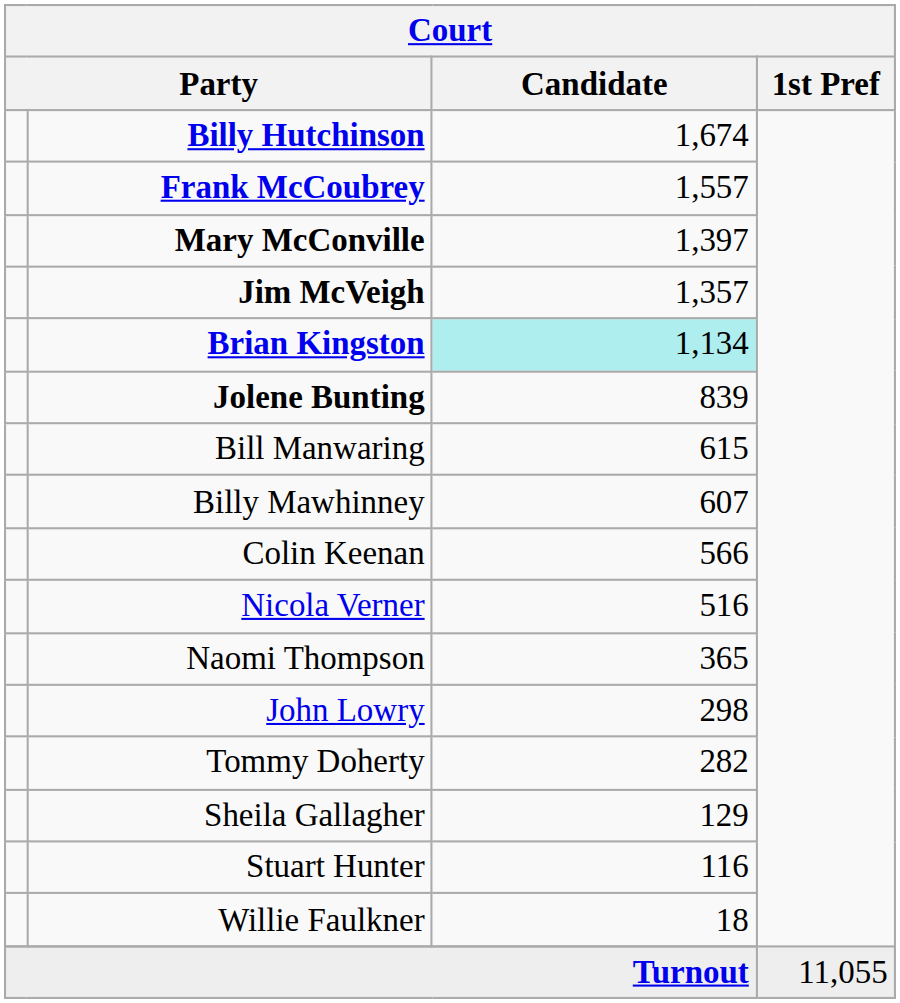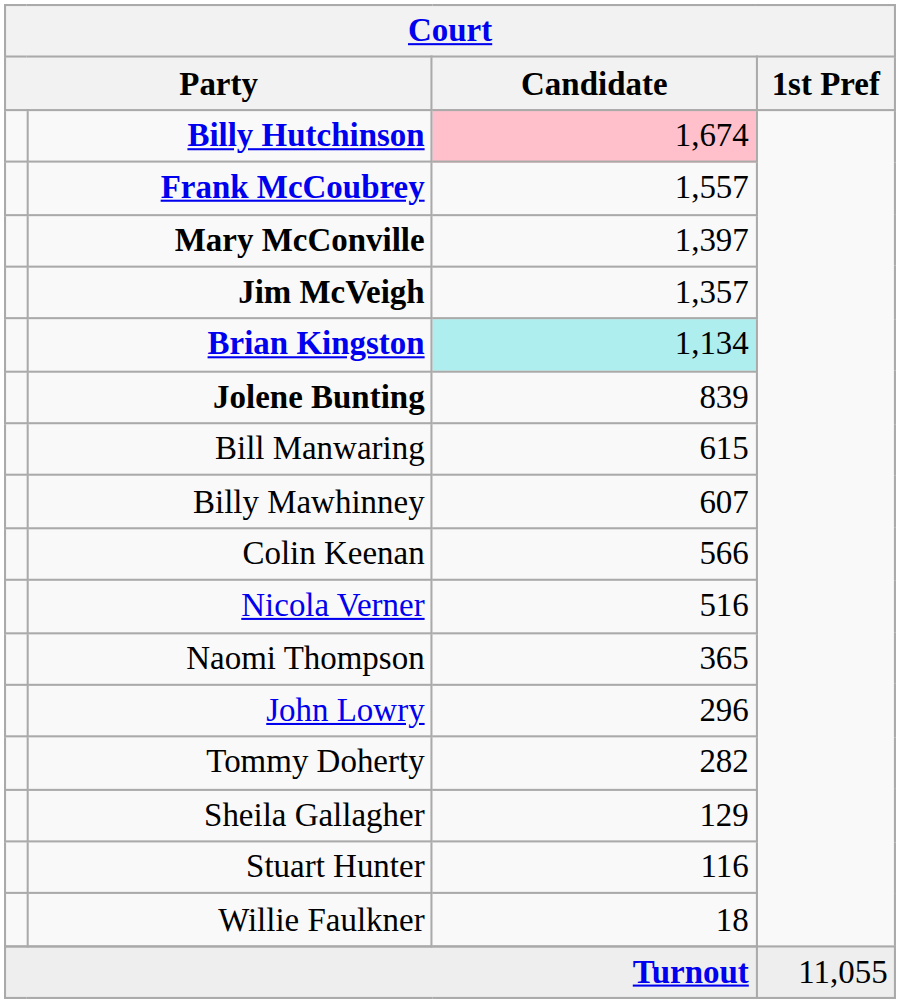(712, 135) no background -> (712, 135) pink background
(724, 710) 298 -> (724, 710) 296
